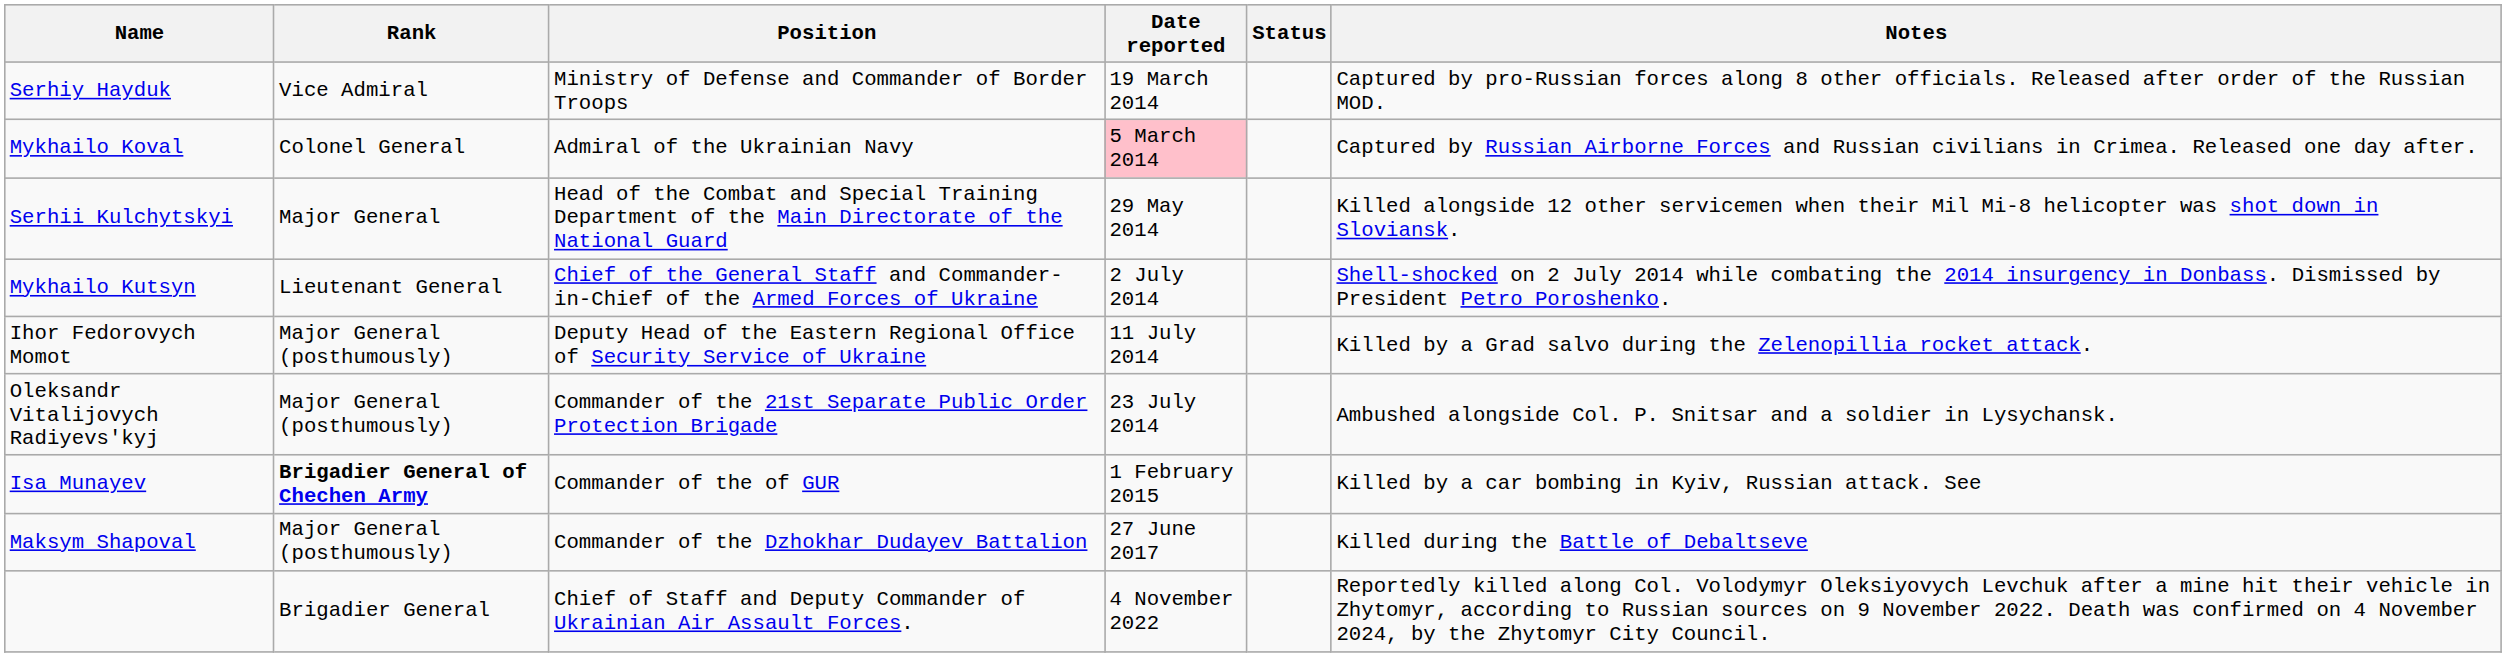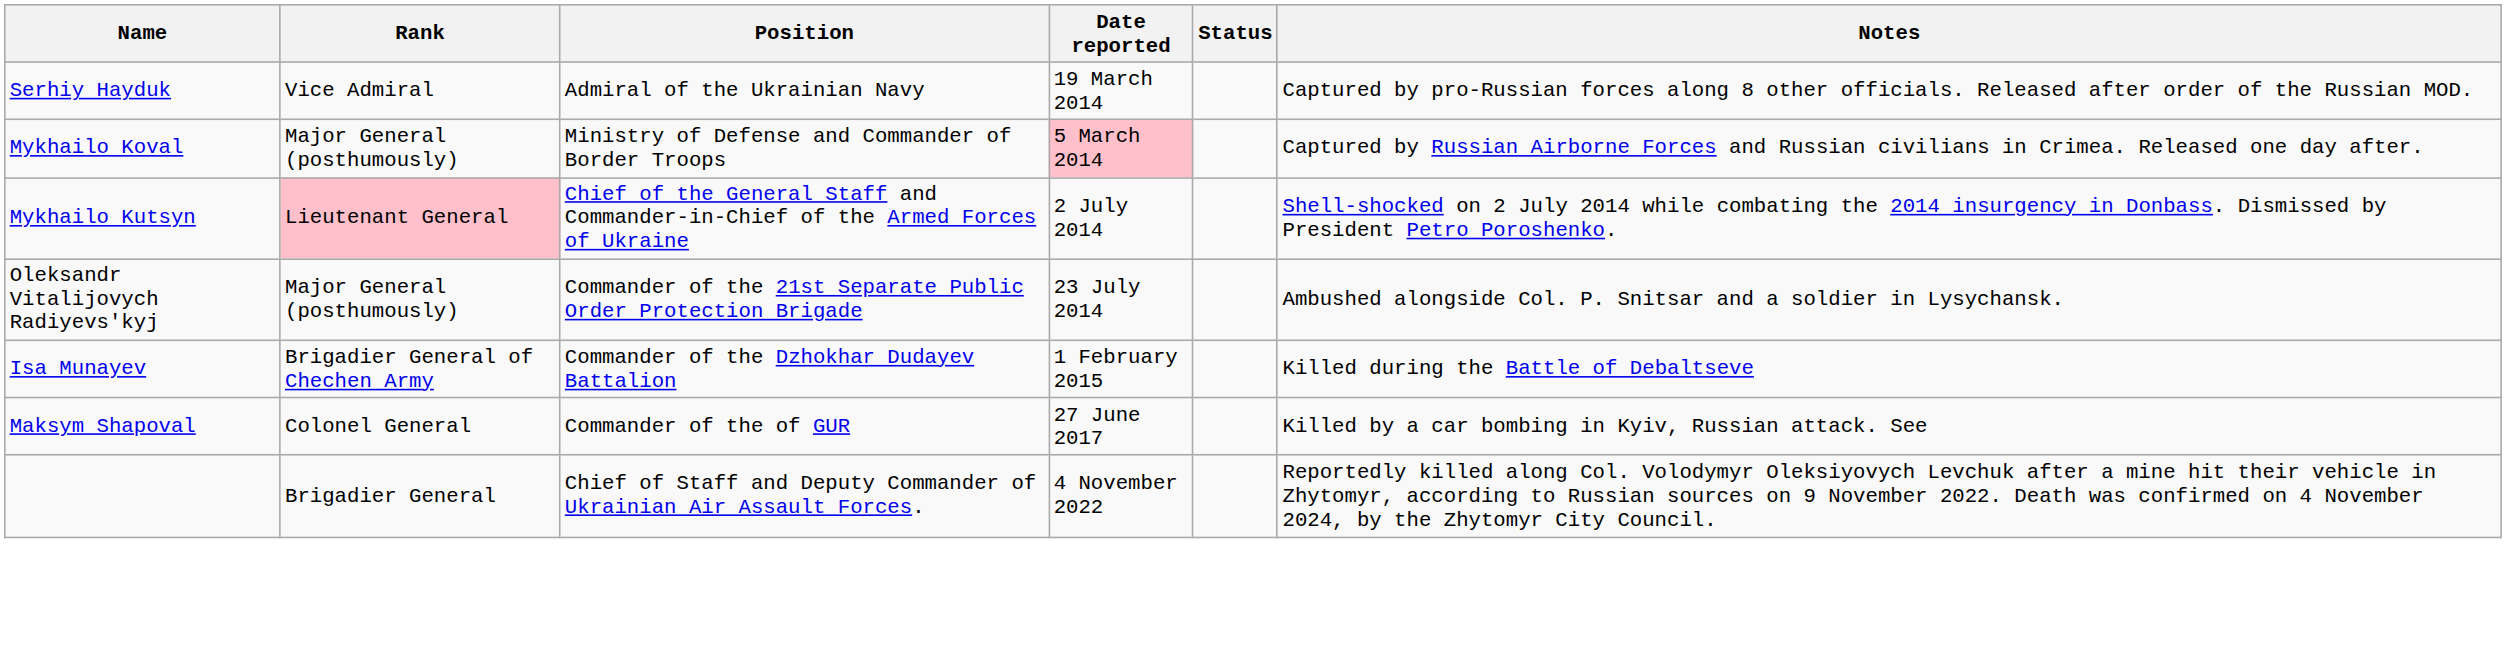(821, 91) Ministry of Defense and Commander of Border Troops -> (745, 91) Admiral of the Ukrainian Navy
(372, 149) Colonel General -> (372, 149) Major General (posthumously)
(734, 149) Admiral of the Ukrainian Navy -> (788, 149) Ministry of Defense and Commander of Border Troops
- row: (121, 218)
(391, 288) no background -> (397, 218) pink background
- row: (103, 345)
(403, 484) bold -> (409, 369) normal
(697, 484) Commander of the of GUR -> (770, 369) Commander of the Dzhokhar Dudayev Battalion
(1659, 484) Killed by a car bombing in Kyiv, Russian attack. See -> (1518, 369) Killed during the Battle of Debaltseve
(366, 542) Major General (posthumously) -> (378, 426) Colonel General
(821, 542) Commander of the Dzhokhar Dudayev Battalion -> (708, 426) Commander of the of GUR
(1572, 542) Killed during the Battle of Debaltseve -> (1605, 426) Killed by a car bombing in Kyiv, Russian attack. See
